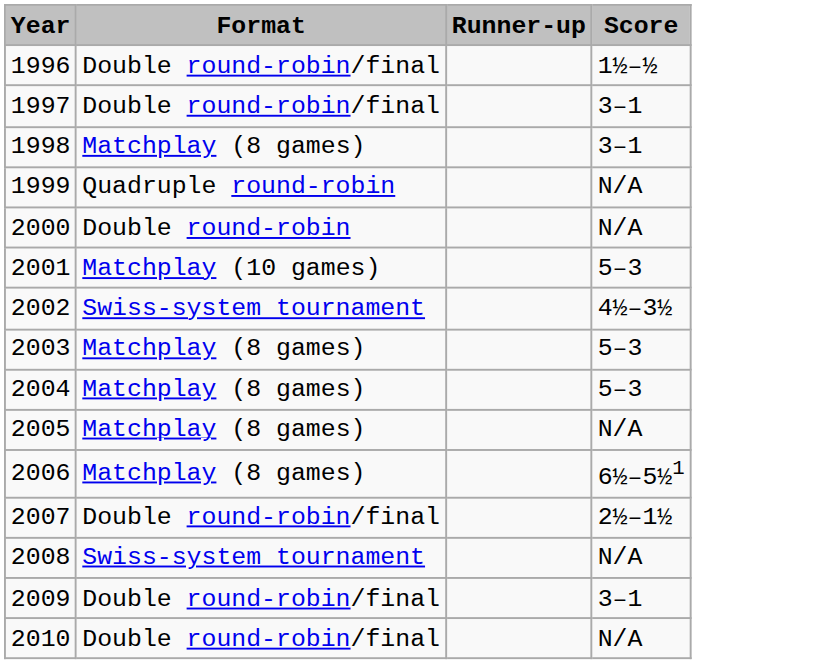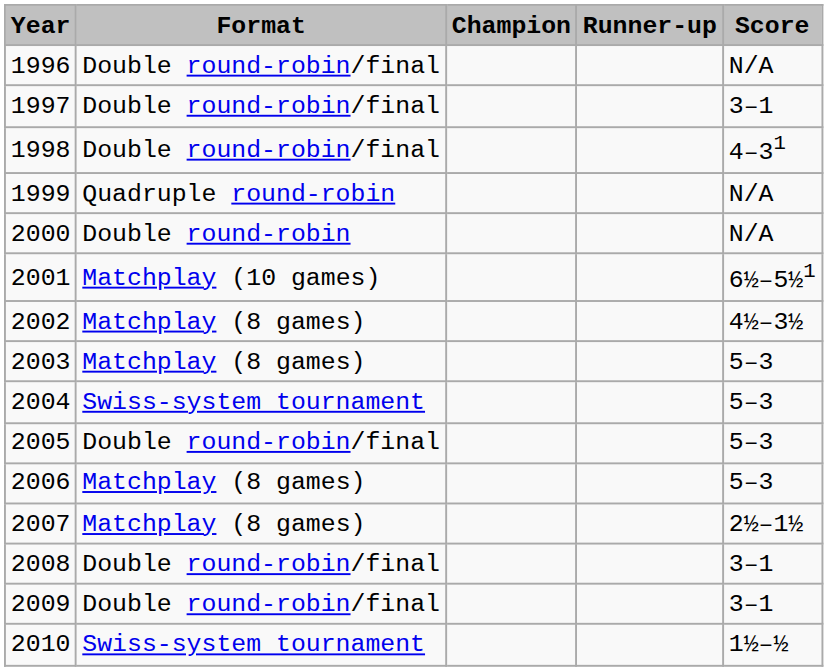+ column: (511, 25)
(628, 66) 1½–½ -> (751, 66) N/A
(224, 147) Matchplay (8 games) -> (261, 150) Double round-robin/final
(620, 147) 3–1 -> (757, 150) 4–31
(620, 268) 5–3 -> (772, 278) 6½–5½1
(254, 308) Swiss-system tournament -> (224, 321) Matchplay (8 games)
(224, 389) Matchplay (8 games) -> (254, 402) Swiss-system tournament
(224, 430) Matchplay (8 games) -> (261, 443) Double round-robin/final
(620, 430) N/A -> (751, 443) 5–3
(641, 474) 6½–5½1 -> (751, 483) 5–3
(261, 517) Double round-robin/final -> (224, 524) Matchplay (8 games)
(254, 558) Swiss-system tournament -> (261, 564) Double round-robin/final
(620, 558) N/A -> (751, 564) 3–1
(261, 639) Double round-robin/final -> (254, 645) Swiss-system tournament
(620, 639) N/A -> (759, 645) 1½–½
